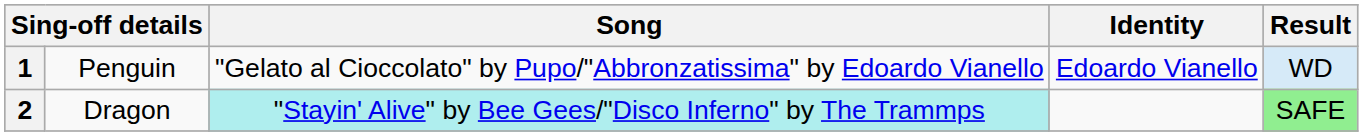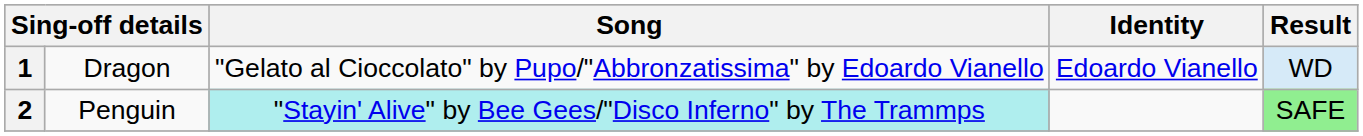(127, 67) Penguin -> (127, 67) Dragon
(127, 109) Dragon -> (127, 109) Penguin
